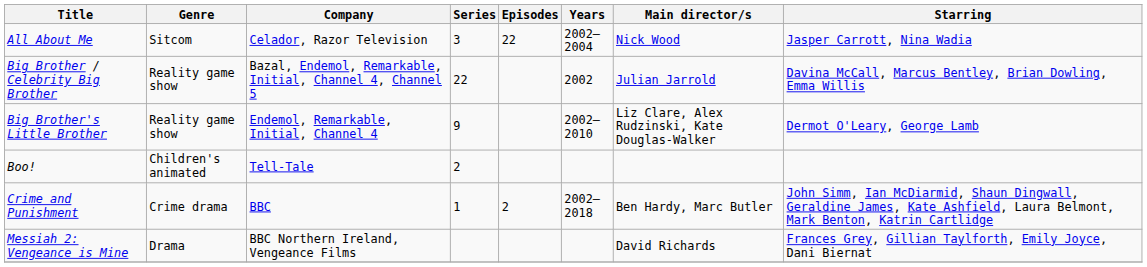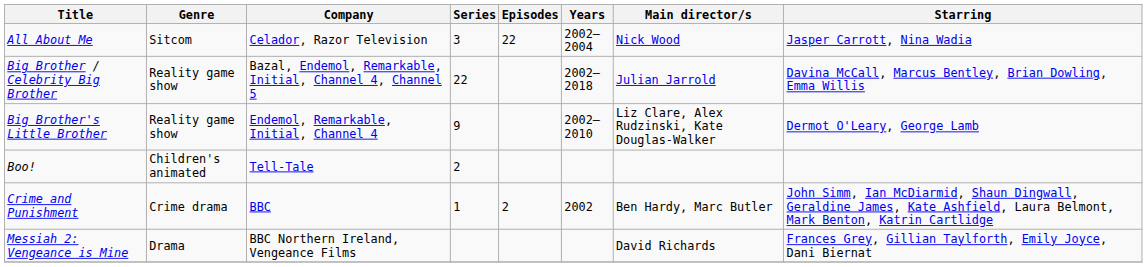(579, 80) 2002 -> (582, 80) 2002—2018
(582, 206) 2002—2018 -> (579, 206) 2002
